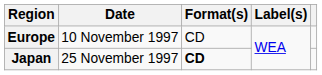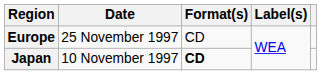(120, 37) 10 November 1997 -> (120, 37) 25 November 1997
(120, 59) 25 November 1997 -> (120, 59) 10 November 1997
